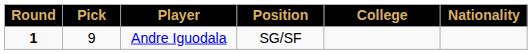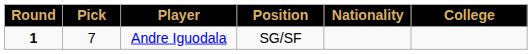columns swapped: (484, 15) <-> (382, 15)
(92, 37) 9 -> (92, 37) 7
